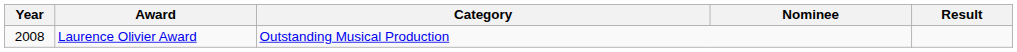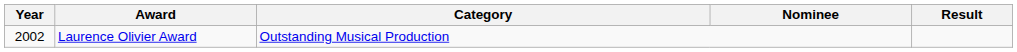(30, 36) 2008 -> (30, 36) 2002
